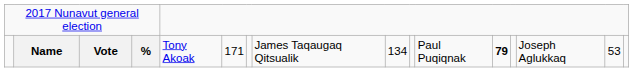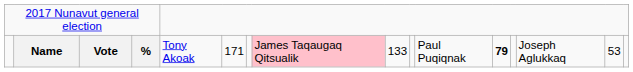(298, 51) no background -> (298, 51) pink background
(397, 51) 134 -> (397, 51) 133
